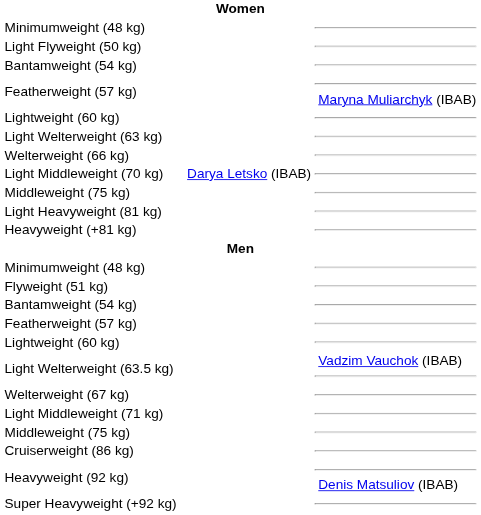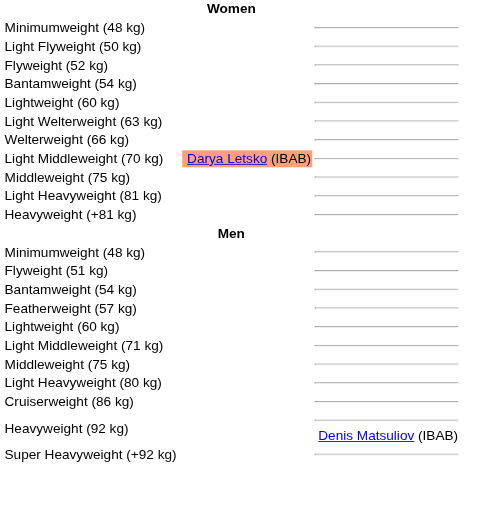+ row: (56, 65)
- row: (71, 91)
(247, 174) no background -> (247, 158) lightsalmon background
- row: (89, 368)
- row: (67, 395)
+ row: (83, 383)
